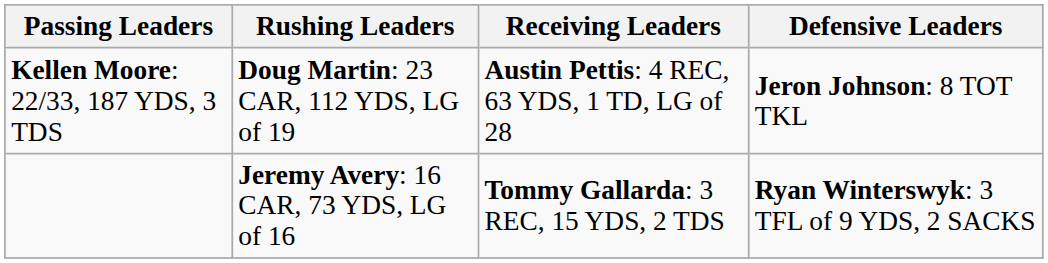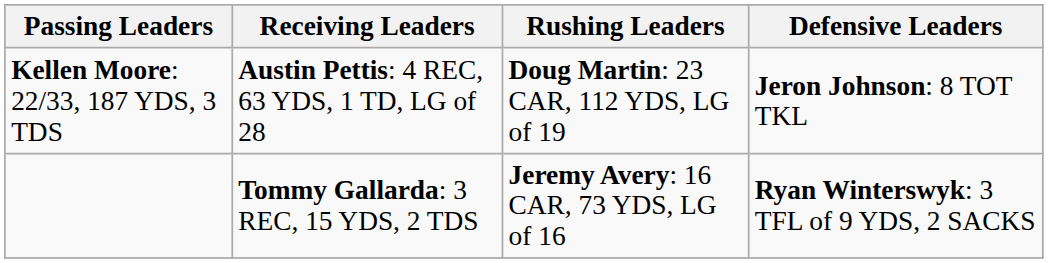columns swapped: (355, 26) <-> (613, 26)
